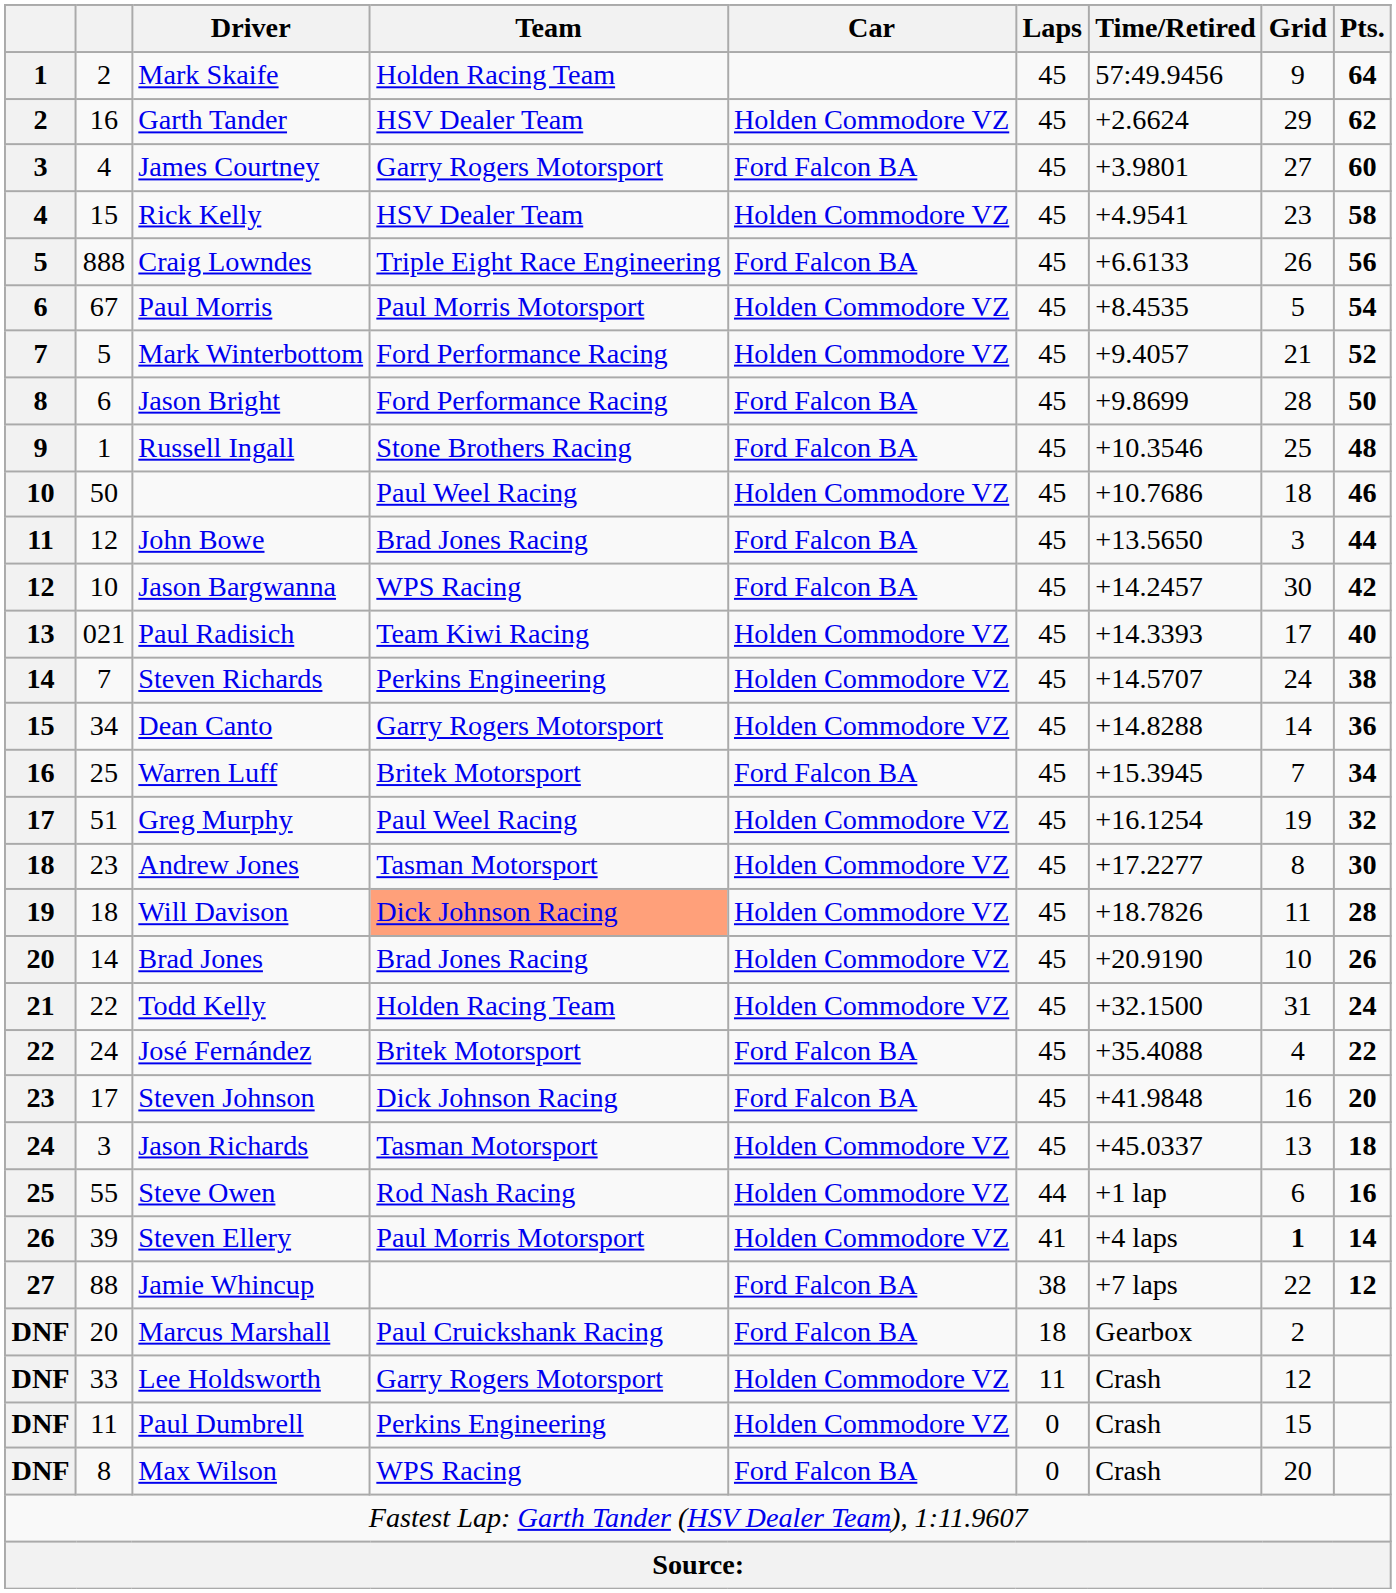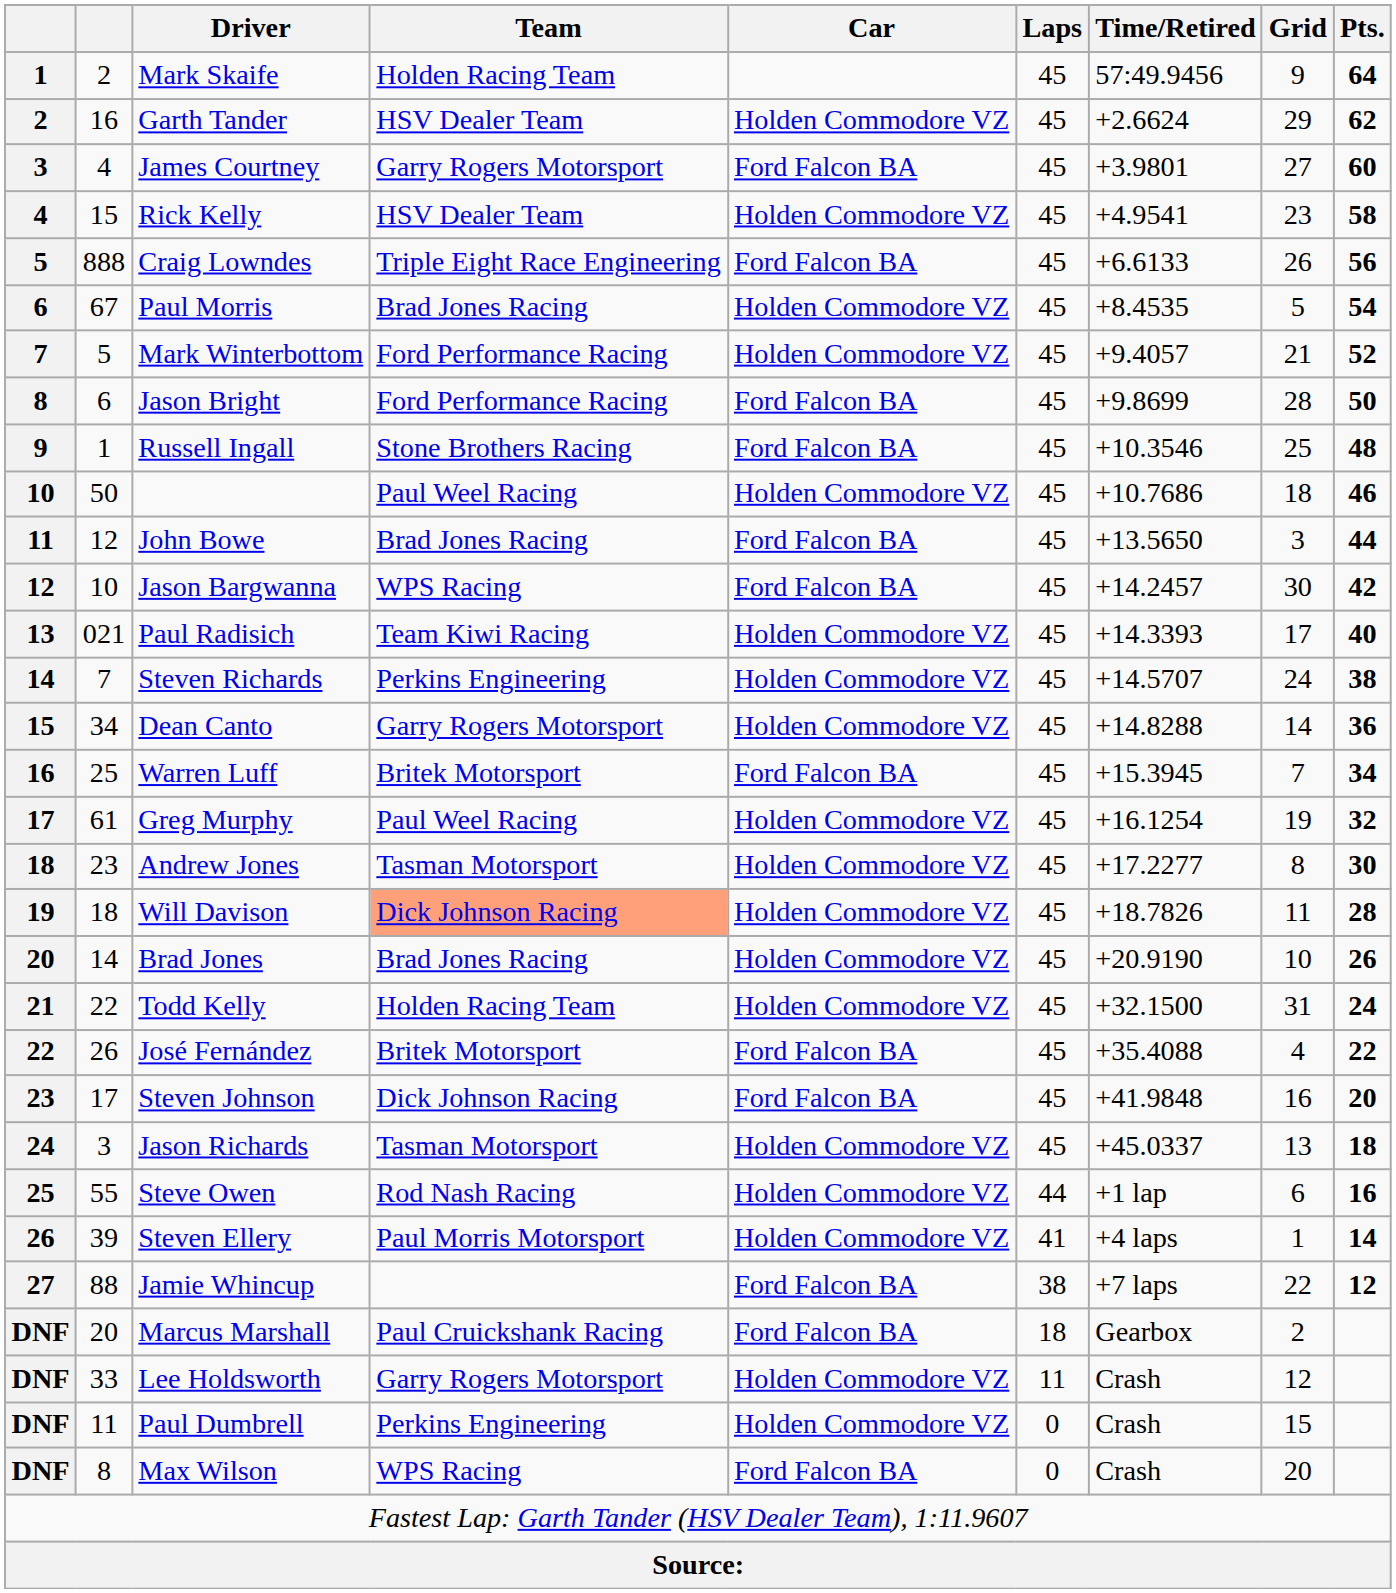(510, 307) Paul Morris Motorsport -> (482, 307) Brad Jones Racing
(104, 819) 51 -> (104, 819) 61
(104, 1052) 24 -> (104, 1052) 26
(1298, 1238) bold -> (1298, 1238) normal
